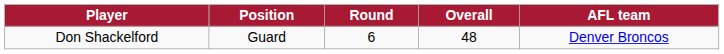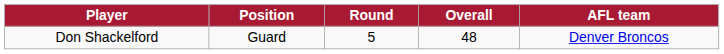(371, 37) 6 -> (371, 37) 5
